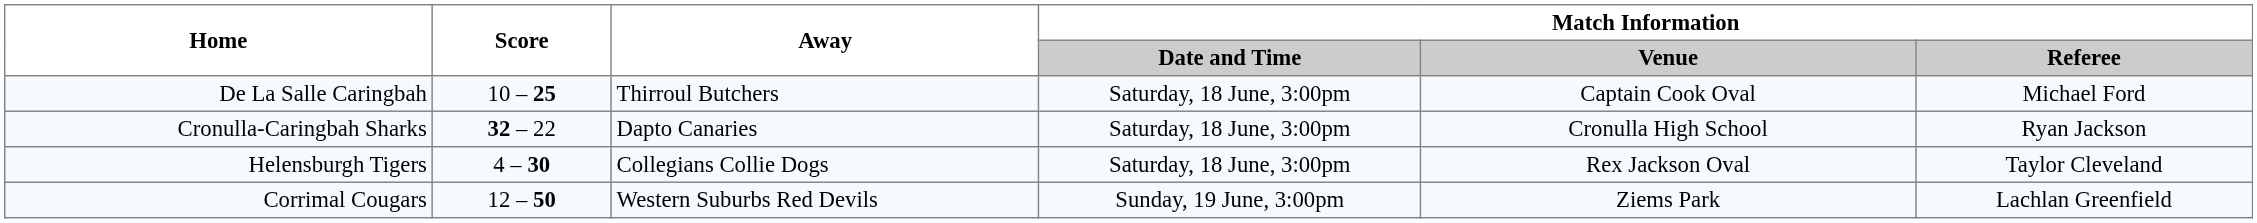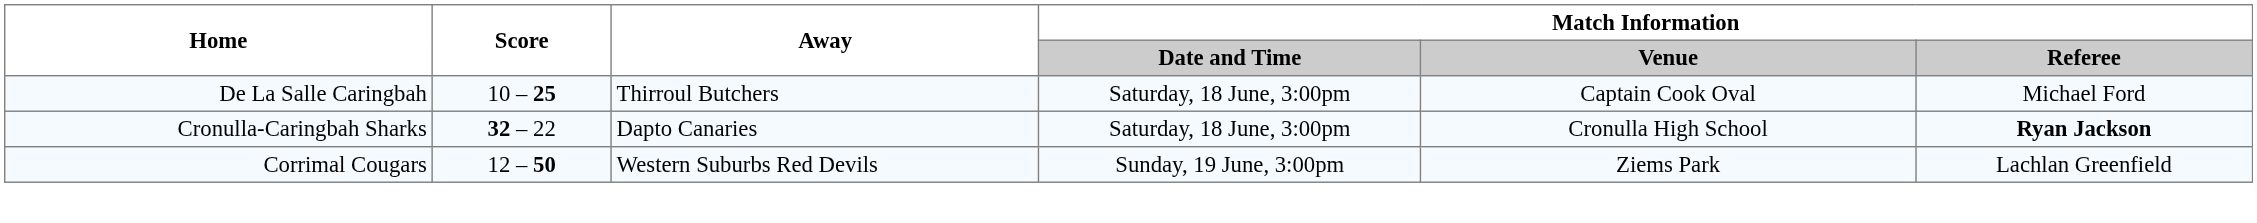(2084, 128) normal -> (2084, 128) bold
- row: (338, 164)
